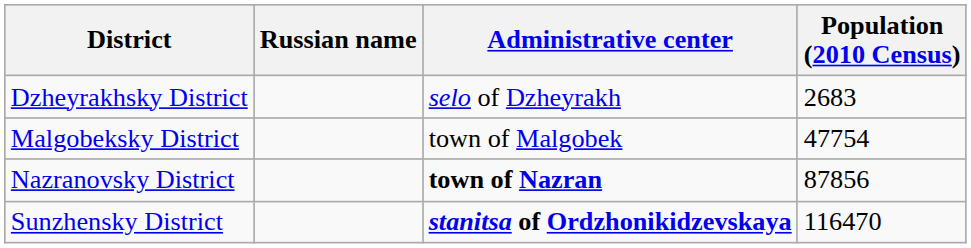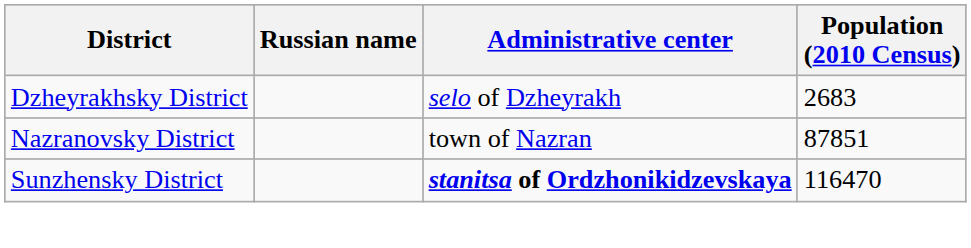- row: (125, 138)
(515, 179) bold -> (510, 138) normal
(837, 179) 87856 -> (837, 138) 87851
